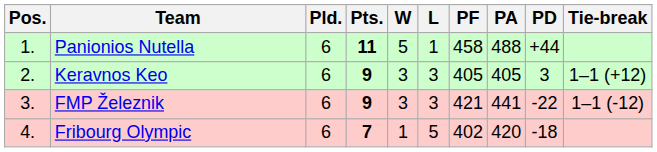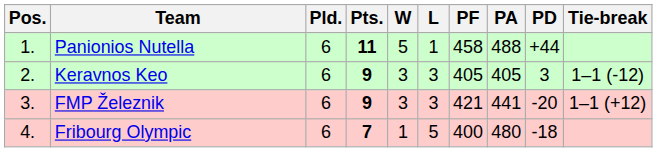(608, 75) 1–1 (+12) -> (608, 75) 1–1 (-12)
(545, 103) -22 -> (545, 103) -20
(608, 103) 1–1 (-12) -> (608, 103) 1–1 (+12)
(468, 132) 402 -> (468, 132) 400
(506, 132) 420 -> (506, 132) 480
